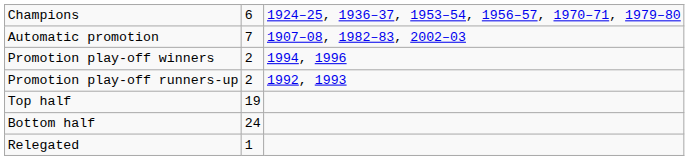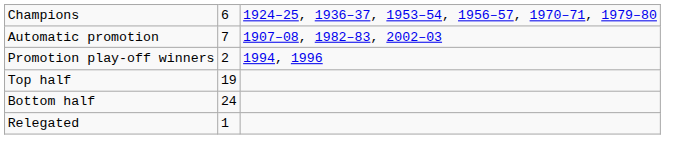- row: (123, 80)
